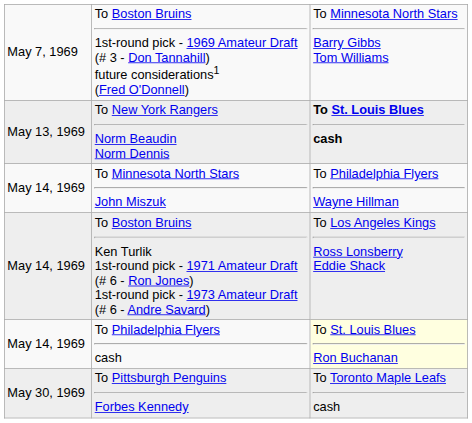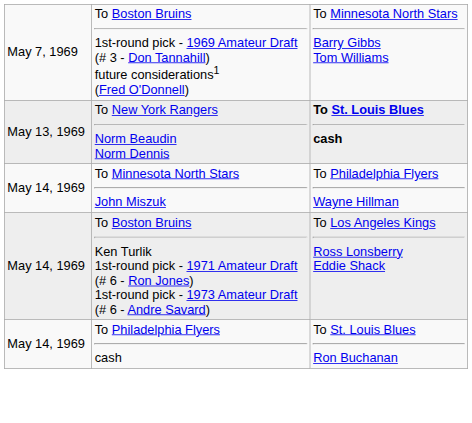(389, 344) lightyellow background -> (389, 344) no background
- row: (201, 393)
